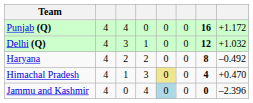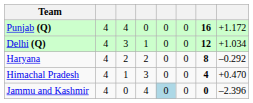(232, 43) +1.032 -> (232, 43) +1.034
(232, 59) –0.492 -> (232, 59) –0.292
(166, 75) khaki background -> (166, 75) no background
